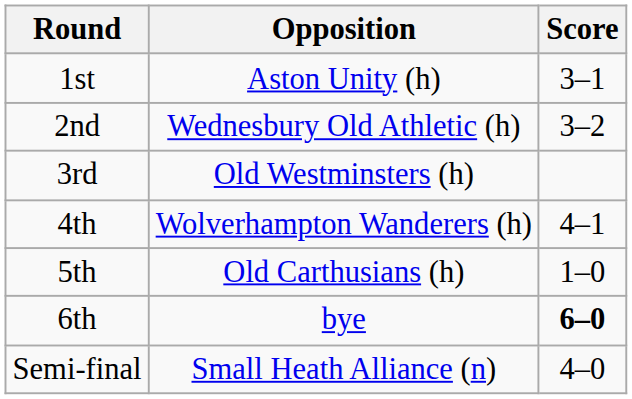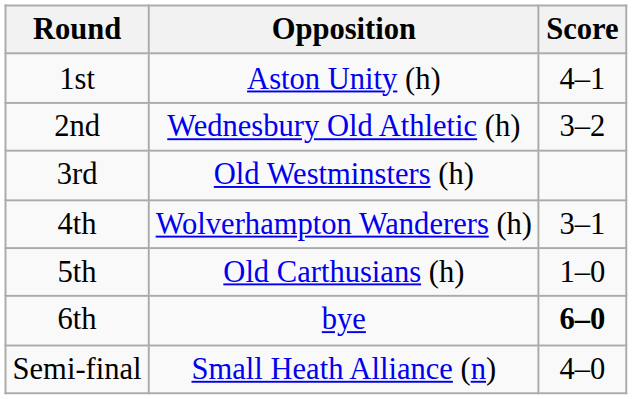(582, 77) 3–1 -> (582, 77) 4–1
(582, 223) 4–1 -> (582, 223) 3–1
